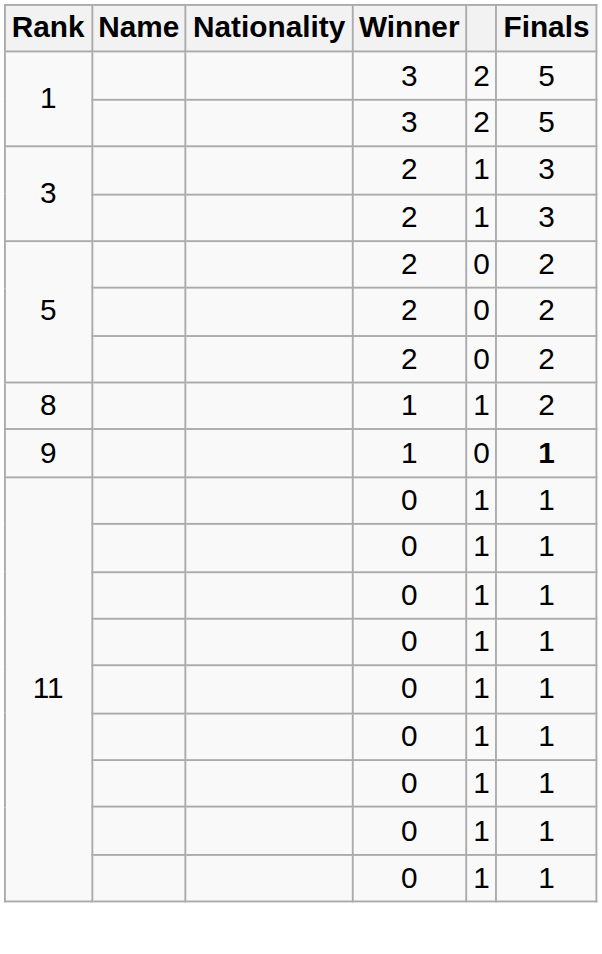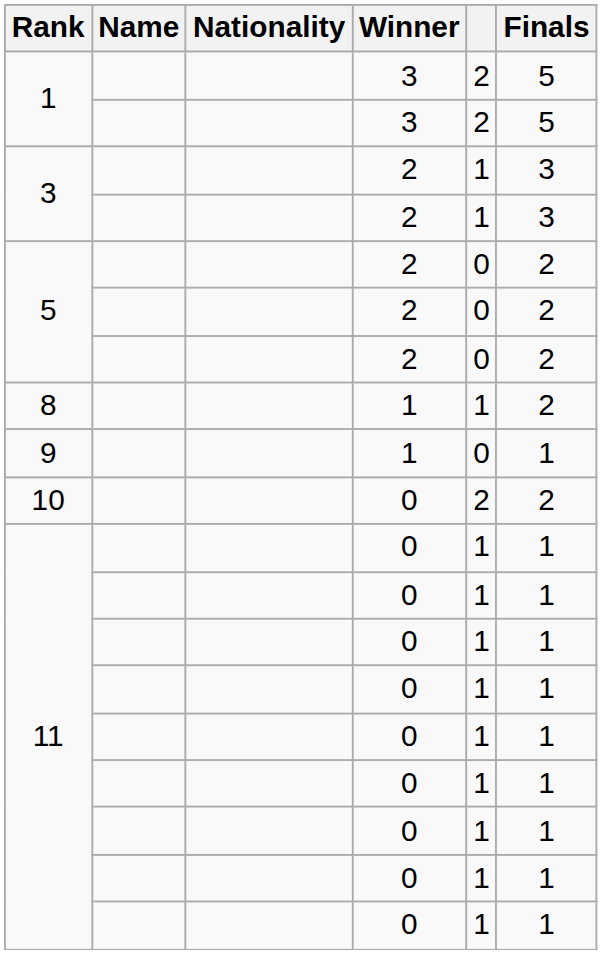(546, 452) bold -> (546, 452) normal
+ row: (48, 500)
